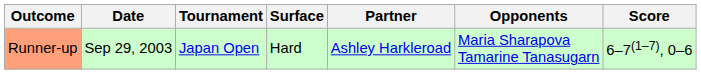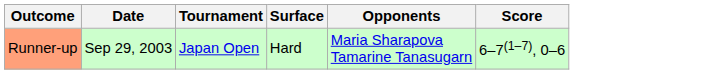- column: (391, 15)
